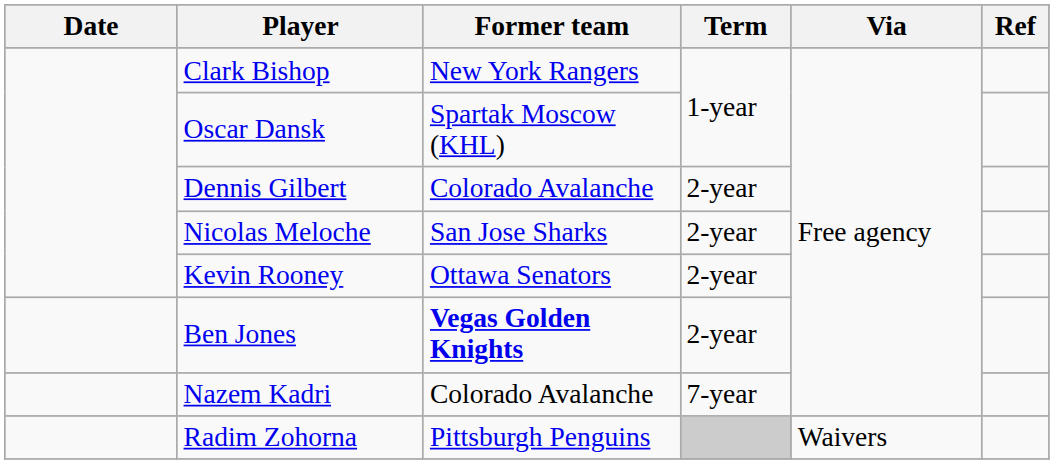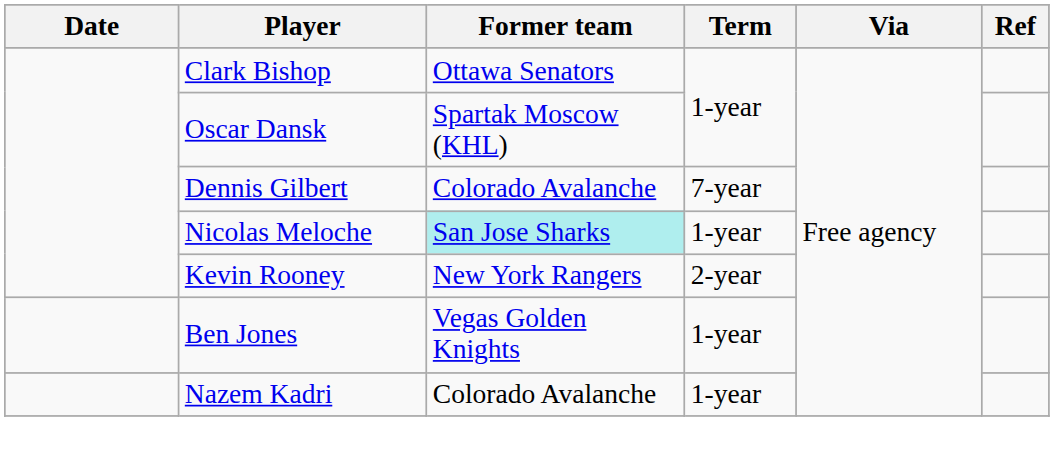(534, 69) New York Rangers -> (523, 69) Ottawa Senators
(722, 188) 2-year -> (726, 188) 7-year
(519, 231) no background -> (521, 231) paleturquoise background
(722, 231) 2-year -> (726, 231) 1-year
(521, 275) Ottawa Senators -> (537, 275) New York Rangers
(510, 334) bold -> (510, 334) normal
(722, 334) 2-year -> (726, 334) 1-year
(722, 393) 7-year -> (726, 393) 1-year
- row: (270, 437)
